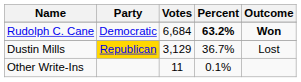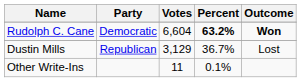(177, 31) 6,684 -> (177, 31) 6,604
(128, 49) gold background -> (128, 49) no background
